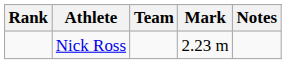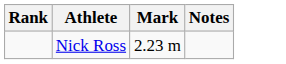- column: (154, 17)
